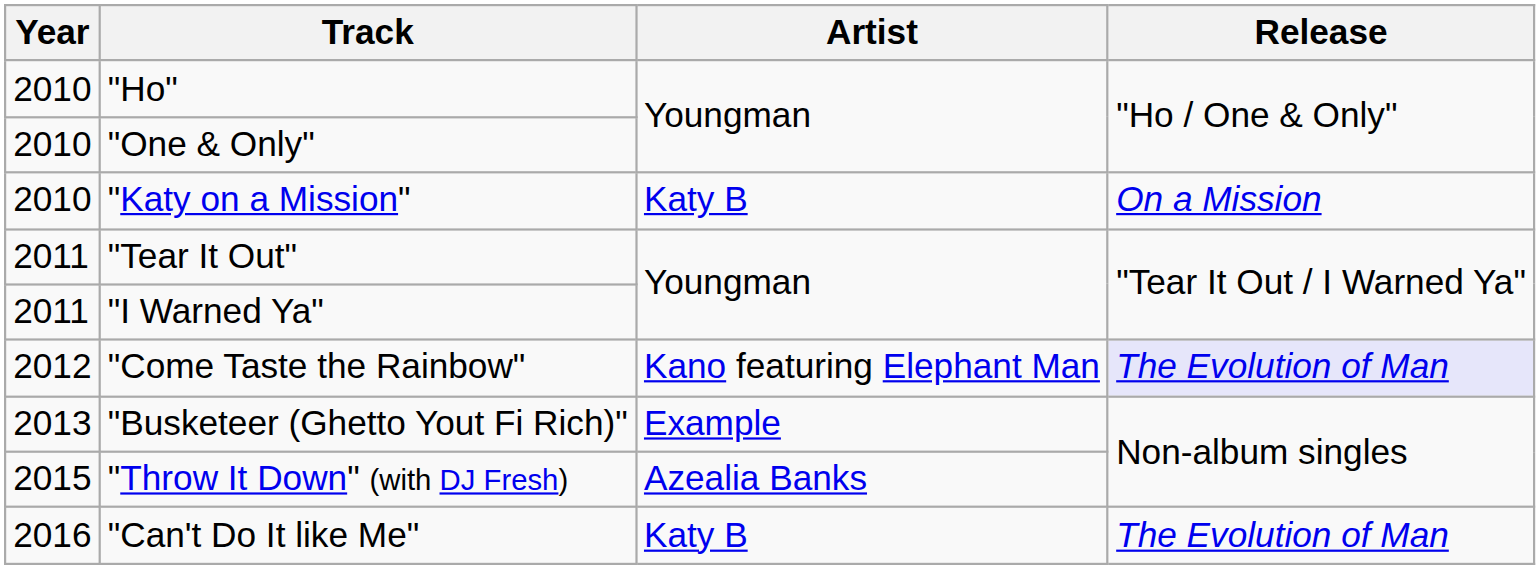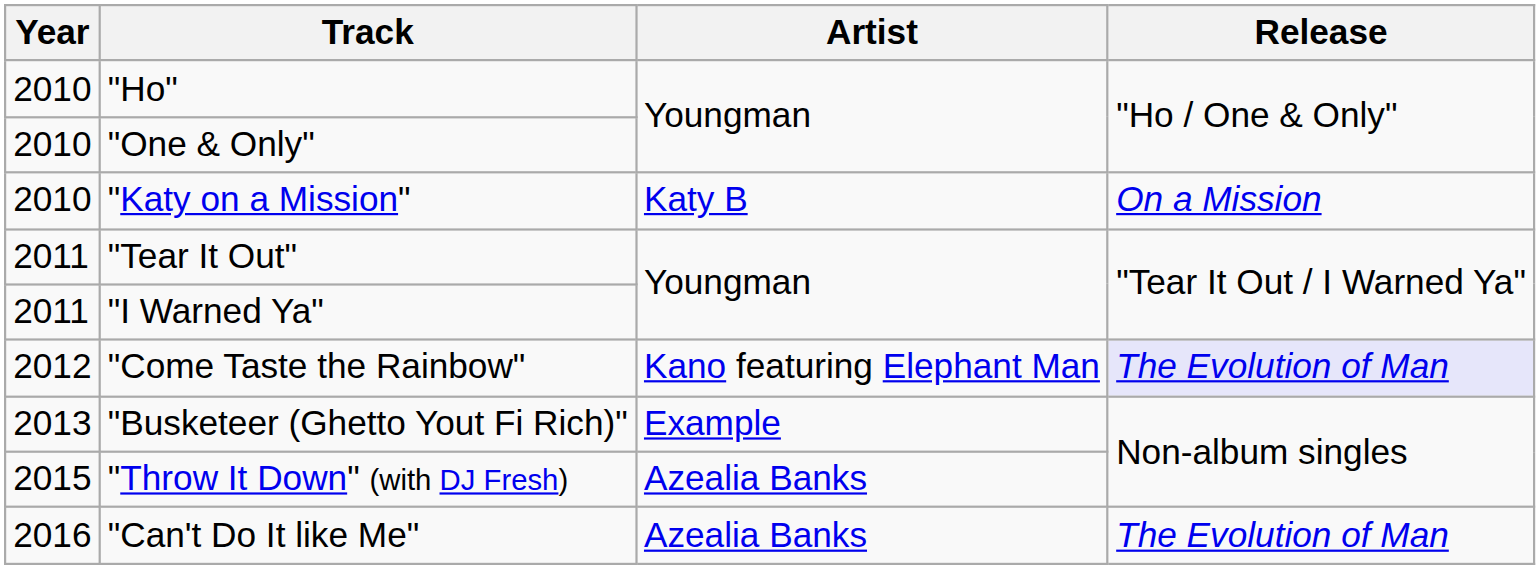(696, 534) Katy B -> (755, 534) Azealia Banks
